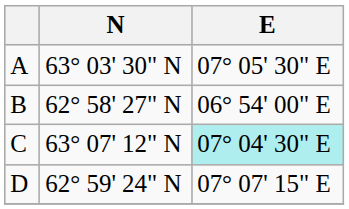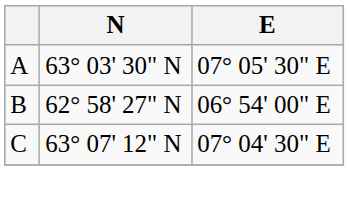(264, 144) paleturquoise background -> (264, 144) no background
- row: (19, 183)
